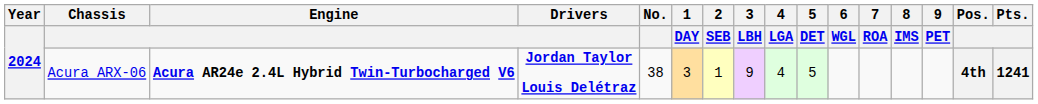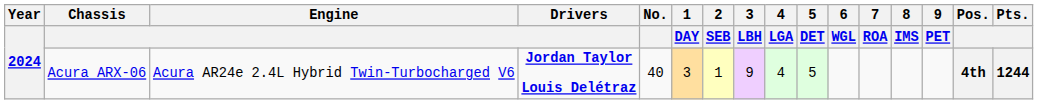(334, 74) bold -> (334, 74) normal
(656, 74) 38 -> (656, 74) 40
(1013, 74) 1241 -> (1013, 74) 1244
